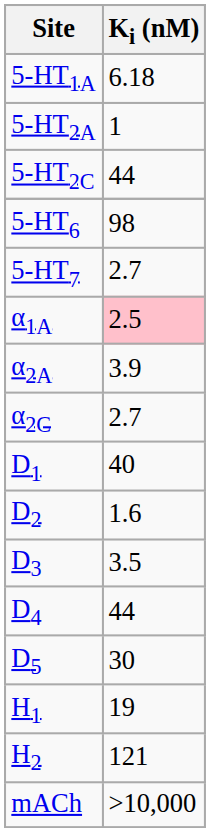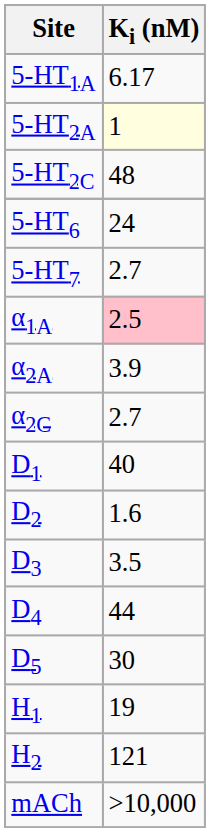(132, 77) 6.18 -> (132, 77) 6.17
(115, 125) no background -> (115, 125) lightyellow background
(122, 174) 44 -> (122, 174) 48
(122, 222) 98 -> (122, 222) 24
